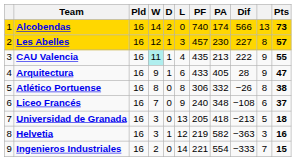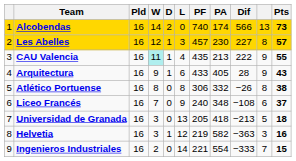(282, 73) 47 -> (282, 73) 43
